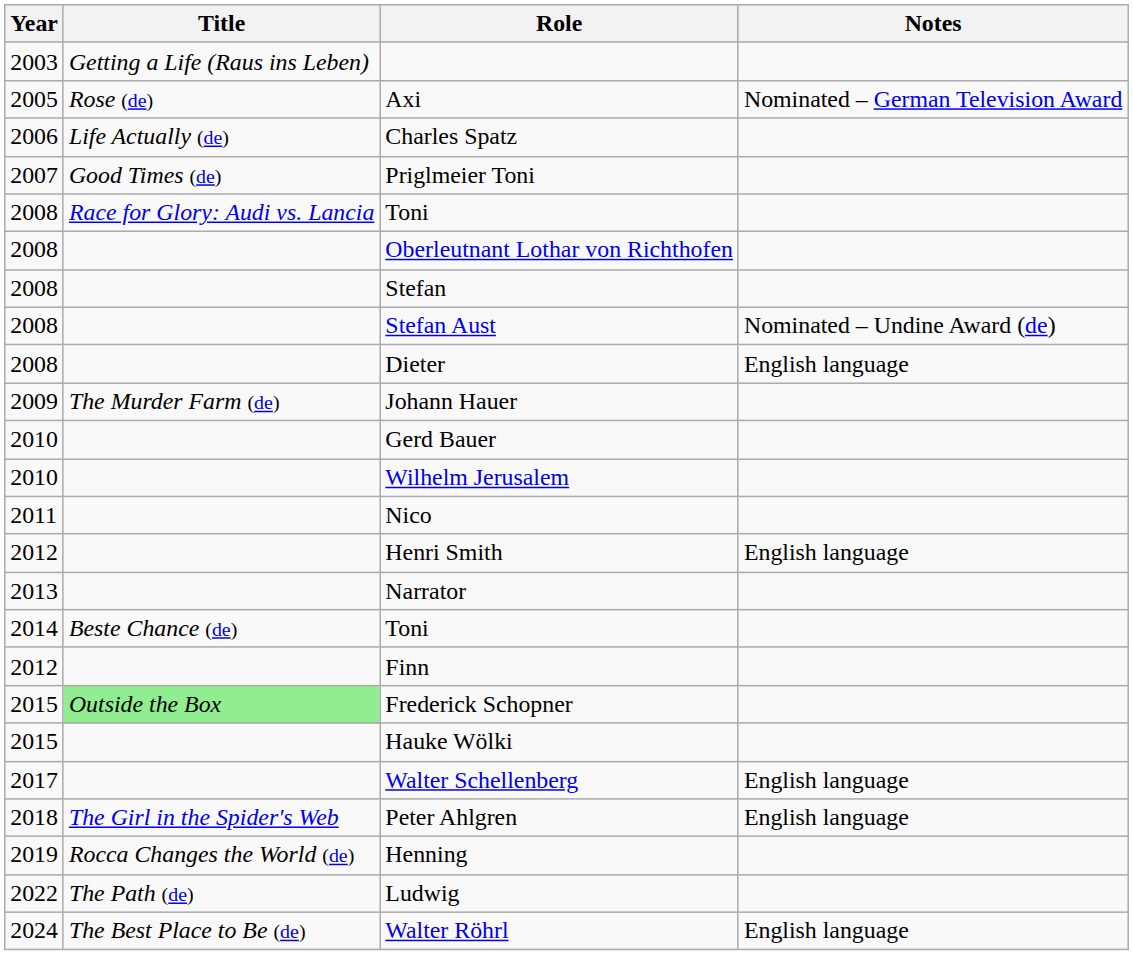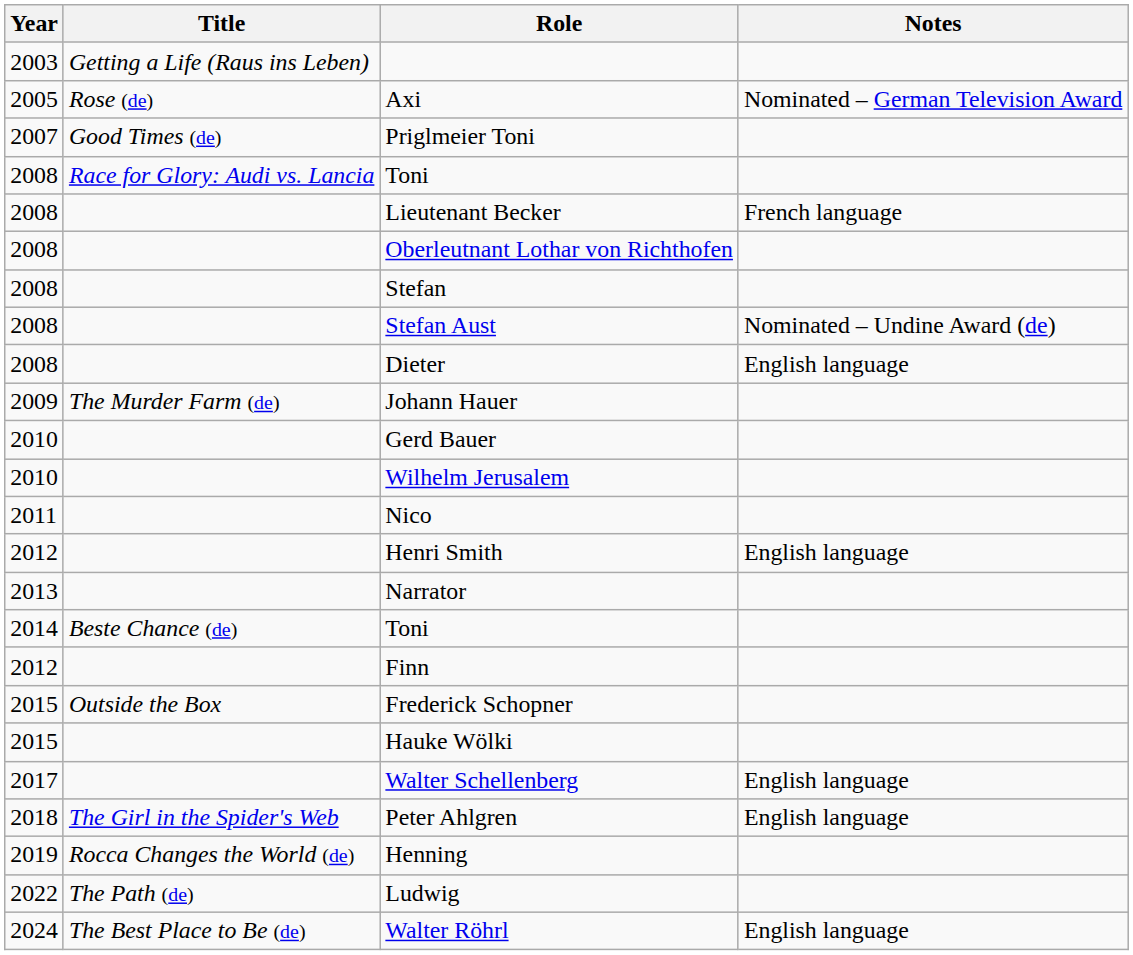- row: (34, 136)
+ row: (34, 212)
(145, 703) lightgreen background -> (145, 703) no background
